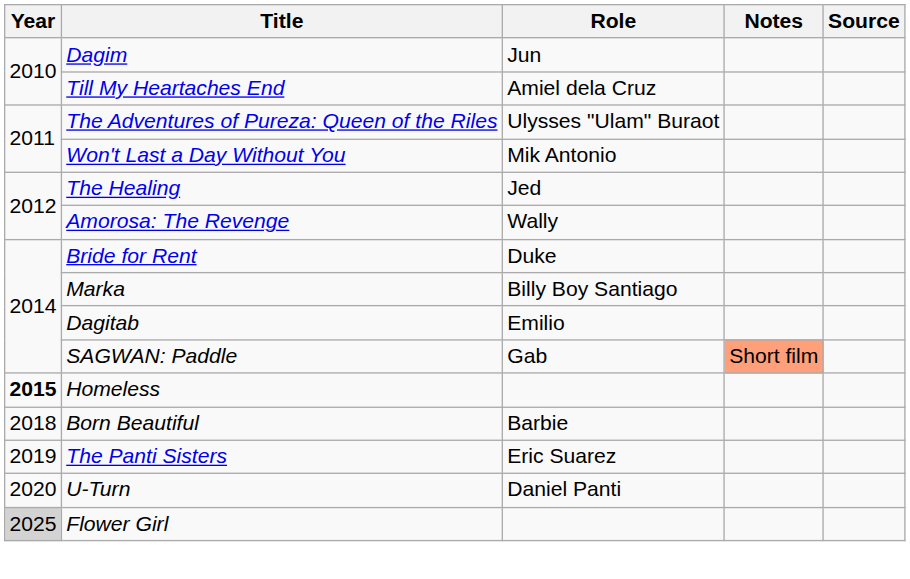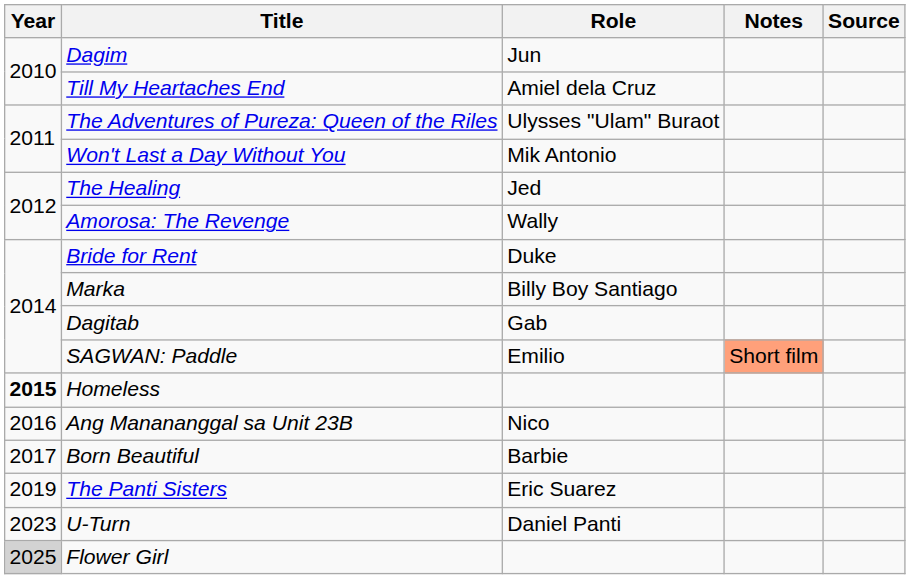(536, 322) Emilio -> (527, 322) Gab
(527, 356) Gab -> (536, 356) Emilio
+ row: (209, 423)
(33, 423) 2018 -> (33, 456) 2017
(33, 490) 2020 -> (33, 523) 2023
